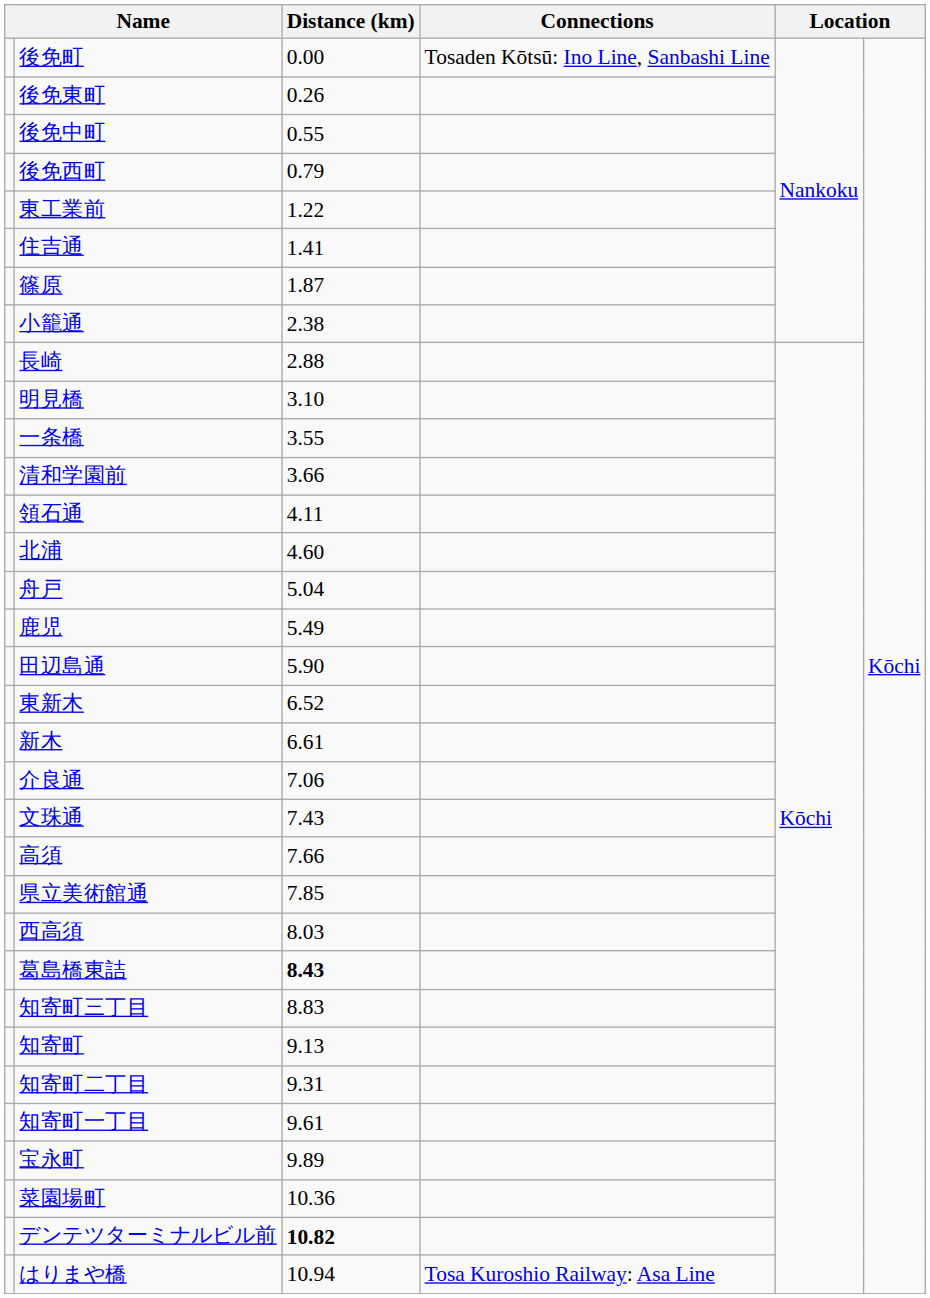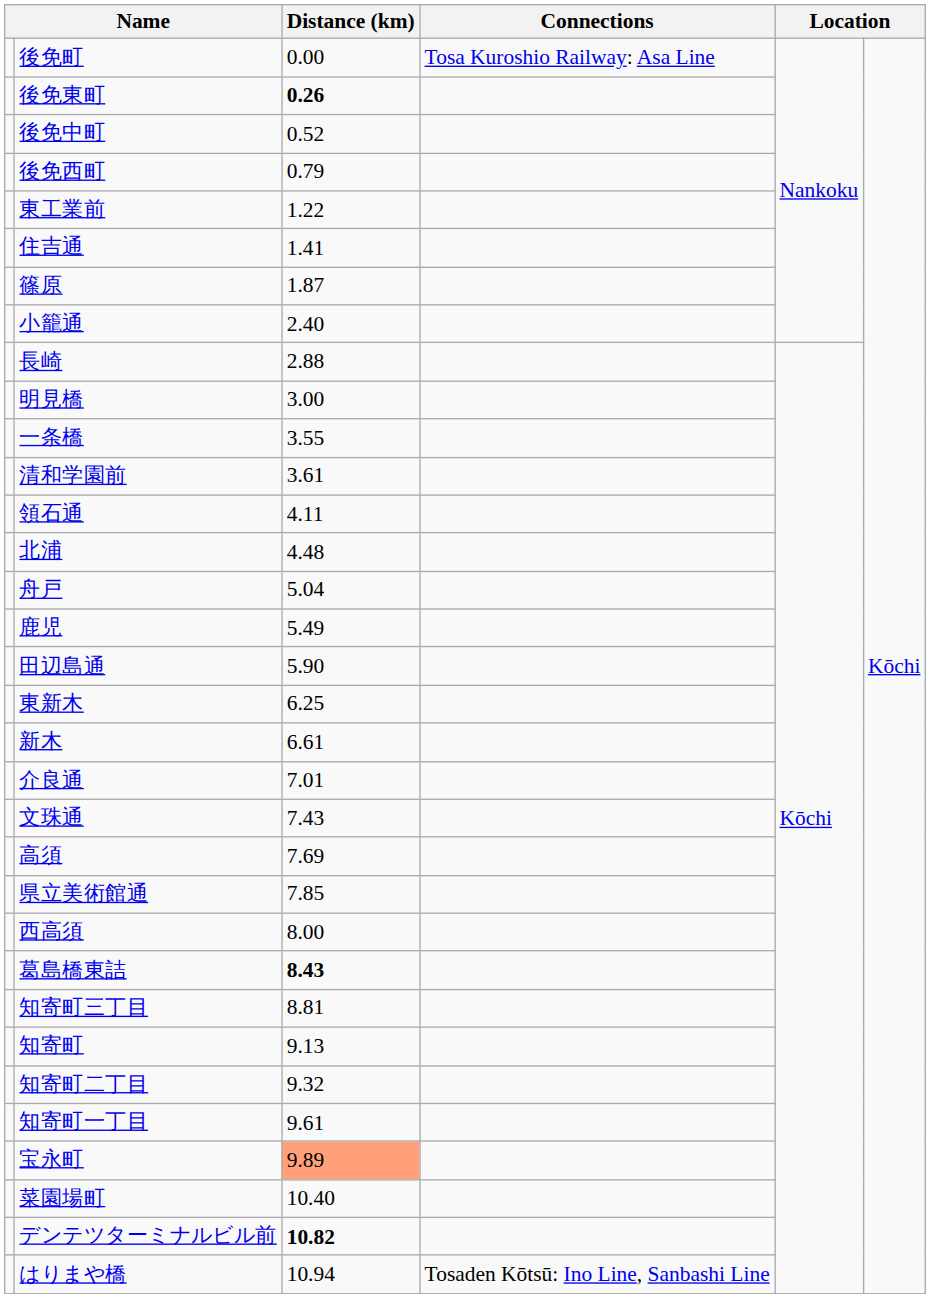(597, 57) Tosaden Kōtsū: Ino Line, Sanbashi Line -> (570, 57) Tosa Kuroshio Railway: Asa Line
(305, 95) normal -> (305, 95) bold
(305, 133) 0.55 -> (305, 133) 0.52
(305, 323) 2.38 -> (305, 323) 2.40
(305, 399) 3.10 -> (305, 399) 3.00
(305, 475) 3.66 -> (305, 475) 3.61
(305, 551) 4.60 -> (305, 551) 4.48
(305, 703) 6.52 -> (305, 703) 6.25
(305, 779) 7.06 -> (305, 779) 7.01
(305, 855) 7.66 -> (305, 855) 7.69
(305, 932) 8.03 -> (305, 932) 8.00
(305, 1008) 8.83 -> (305, 1008) 8.81
(305, 1084) 9.31 -> (305, 1084) 9.32
(305, 1160) no background -> (305, 1160) lightsalmon background
(311, 1198) 10.36 -> (311, 1198) 10.40
(570, 1274) Tosa Kuroshio Railway: Asa Line -> (597, 1274) Tosaden Kōtsū: Ino Line, Sanbashi Line
